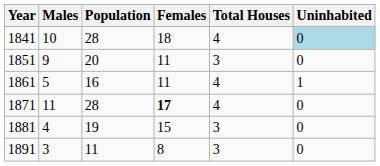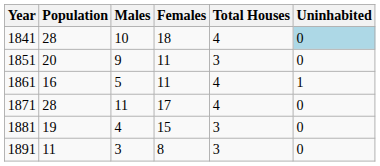columns swapped: (118, 15) <-> (60, 15)
(164, 104) bold -> (164, 104) normal
